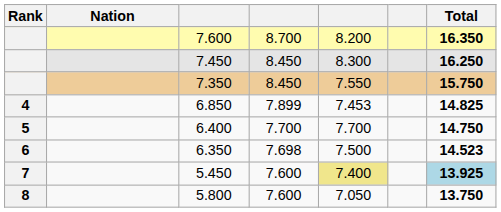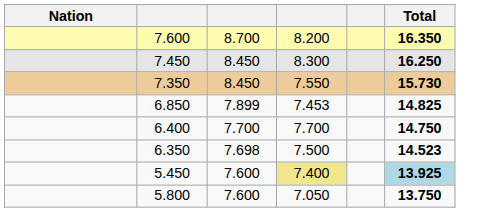- column: (25, 15)
(461, 83) 15.750 -> (420, 83) 15.730
